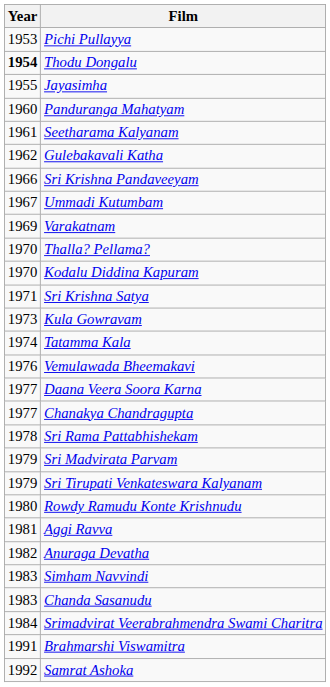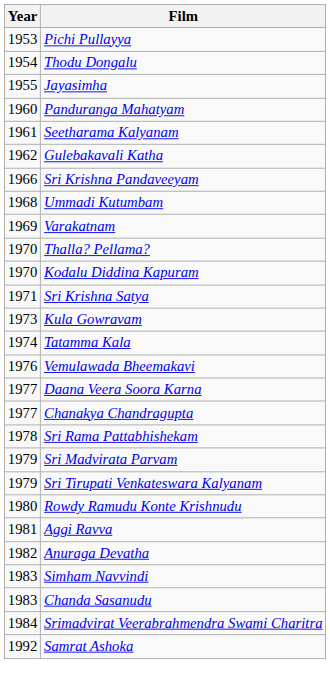(23, 62) bold -> (23, 62) normal
(23, 202) 1967 -> (23, 202) 1968
- row: (114, 646)
